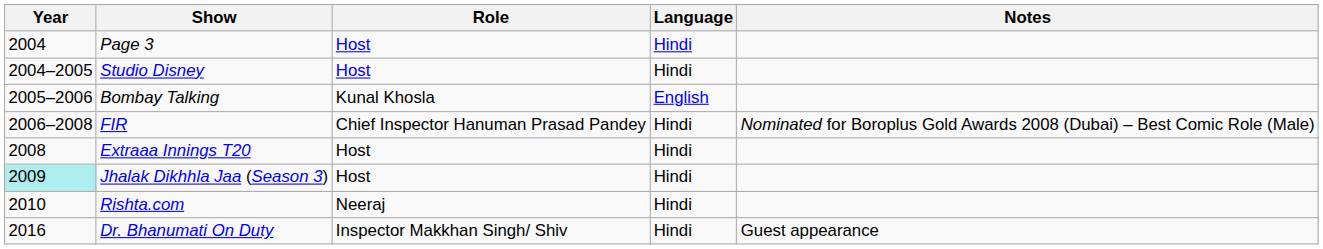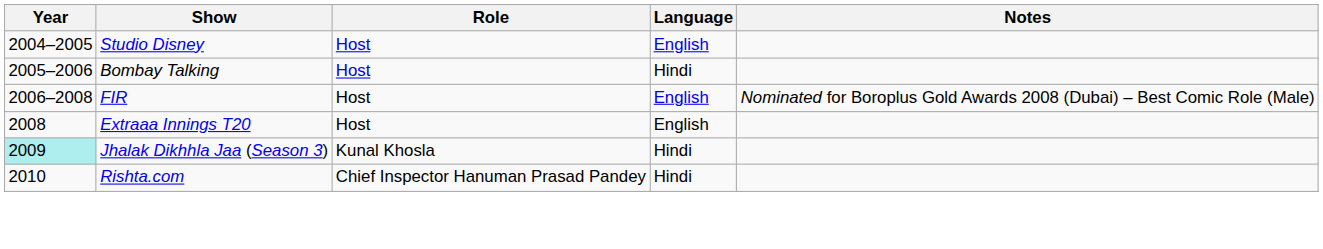- row: (127, 44)
(673, 71) Hindi -> (681, 44) English
(385, 97) Kunal Khosla -> (353, 71) Host
(681, 97) English -> (673, 71) Hindi
(491, 124) Chief Inspector Hanuman Prasad Pandey -> (353, 97) Host
(673, 124) Hindi -> (681, 97) English
(673, 151) Hindi -> (681, 124) English
(353, 177) Host -> (385, 151) Kunal Khosla
(361, 204) Neeraj -> (491, 177) Chief Inspector Hanuman Prasad Pandey
- row: (187, 230)
